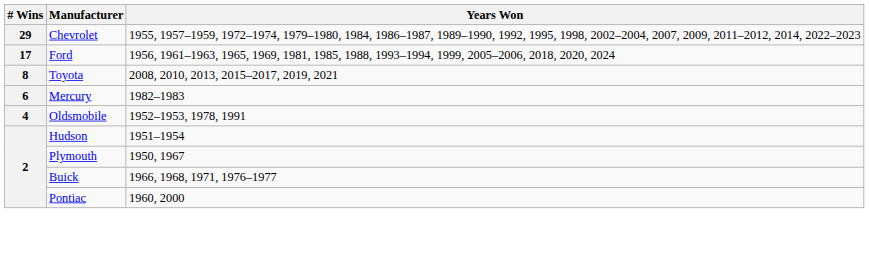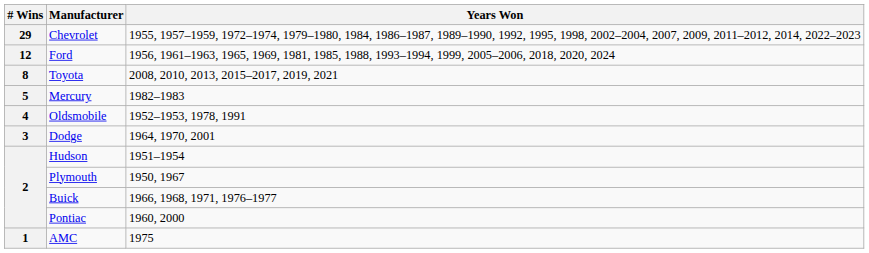(25, 55) 17 -> (25, 55) 12
(25, 96) 6 -> (25, 96) 5
+ row: (66, 136)
+ row: (63, 238)
